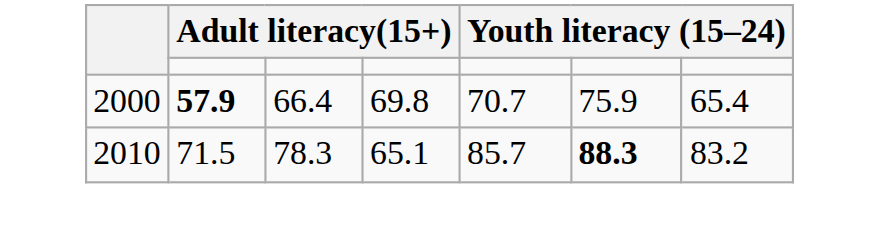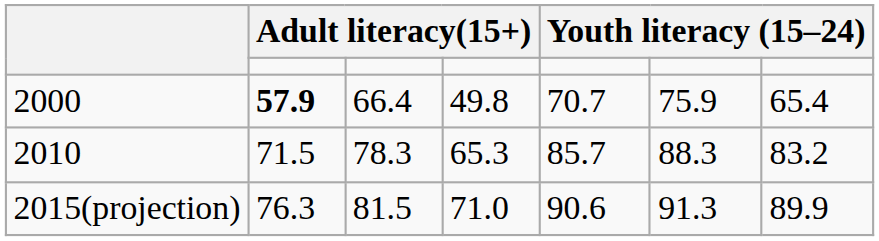(400, 100) 69.8 -> (479, 100) 49.8
(400, 153) 65.1 -> (479, 153) 65.3
(608, 153) bold -> (688, 153) normal
+ row: (127, 207)
